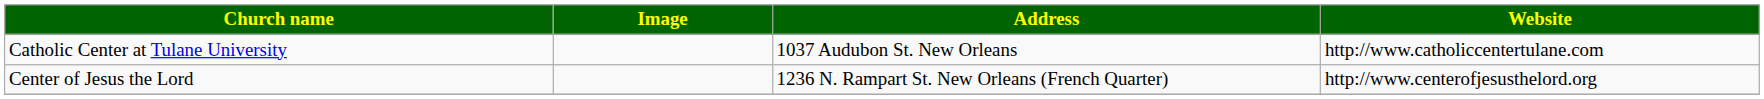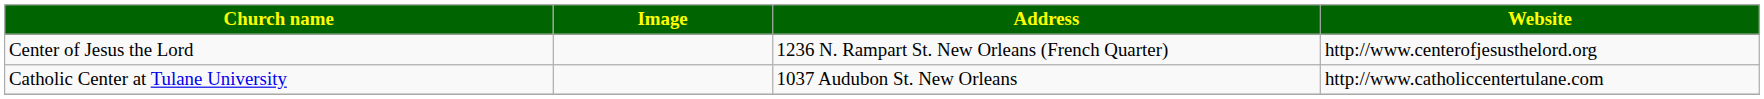rows swapped: (101, 79) <-> (148, 49)
